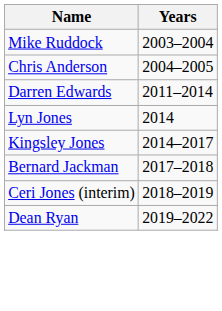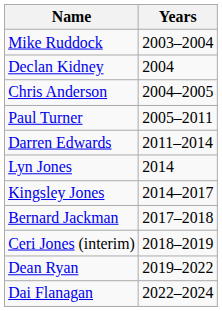+ row: (56, 67)
+ row: (45, 117)
+ row: (51, 293)
